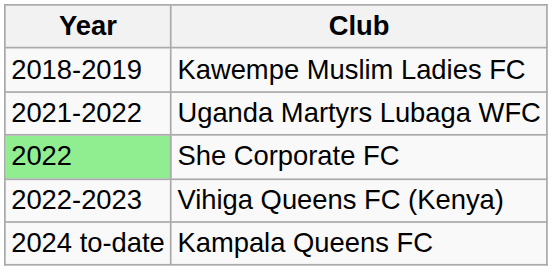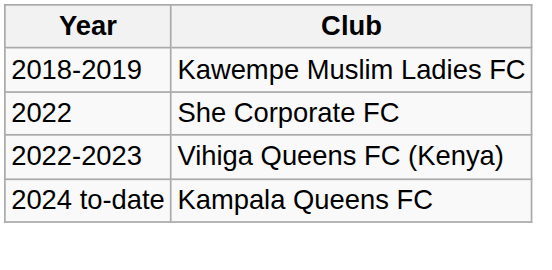- row: (359, 112)
(42, 156) lightgreen background -> (42, 112) no background
